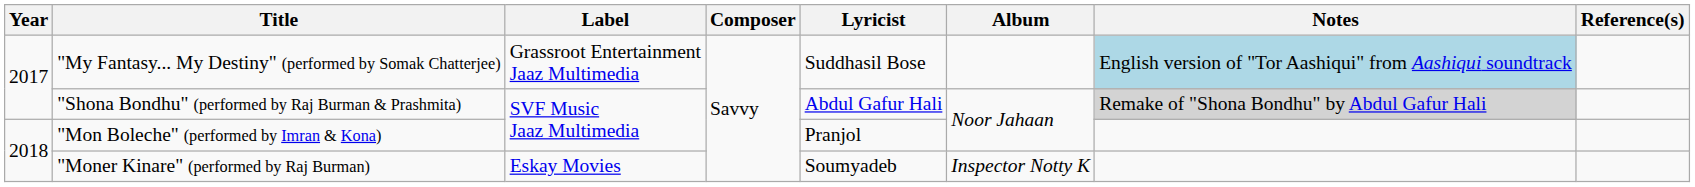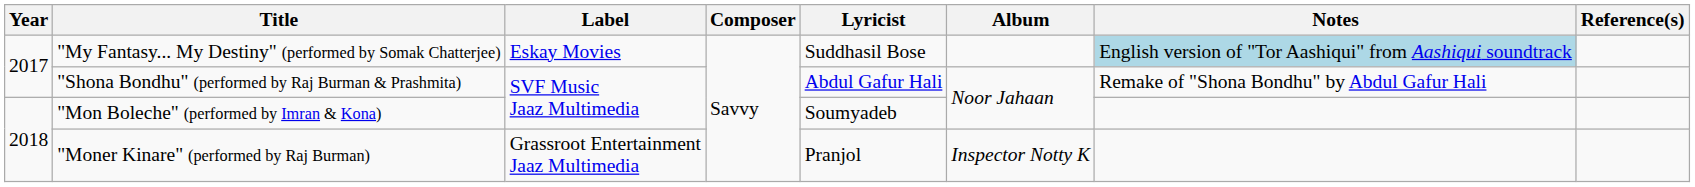(605, 61) Grassroot Entertainment Jaaz Multimedia -> (565, 50) Eskay Movies
(1293, 103) lightgrey background -> (1293, 81) no background
(833, 134) Pranjol -> (851, 112) Soumyadeb
(565, 165) Eskay Movies -> (605, 154) Grassroot Entertainment Jaaz Multimedia
(851, 165) Soumyadeb -> (833, 154) Pranjol
